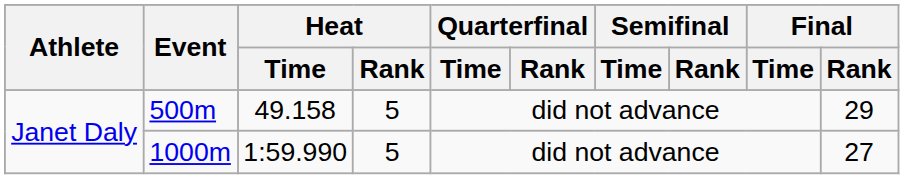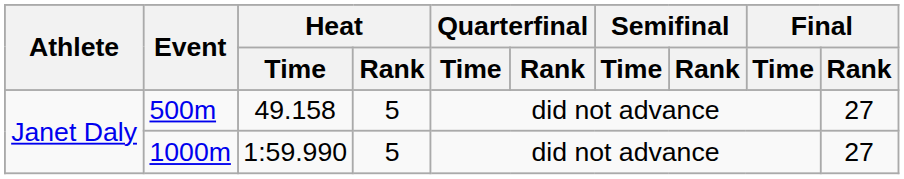(859, 111) 29 -> (859, 111) 27
